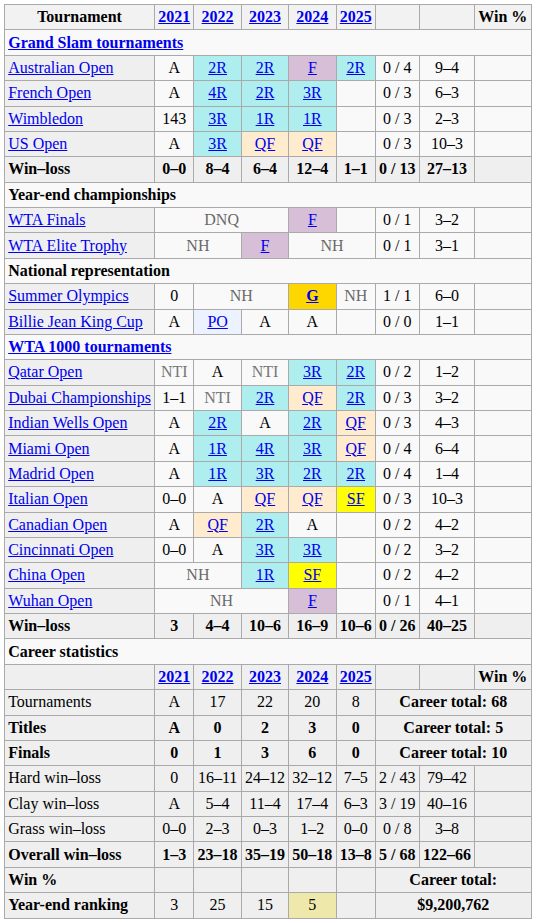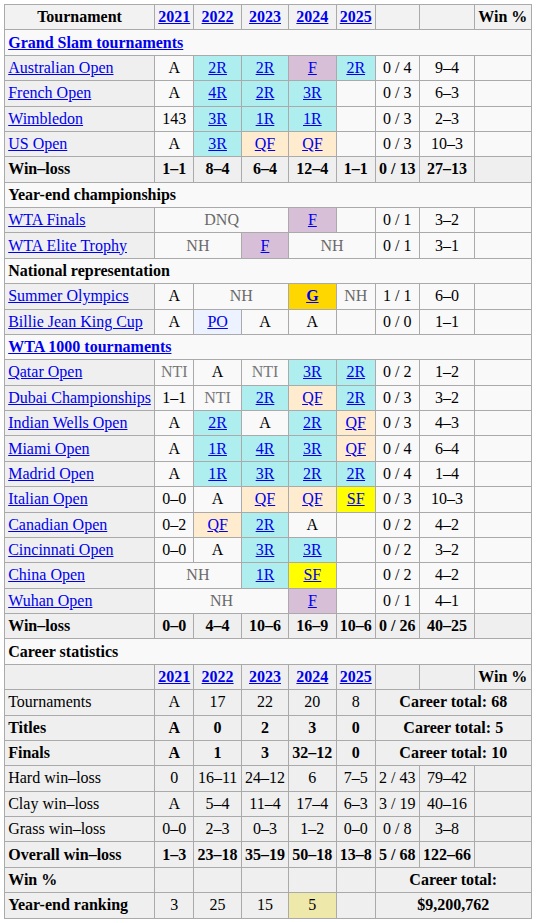(174, 169) 0–0 -> (174, 169) 1–1
(174, 296) 0 -> (174, 296) A
(174, 524) A -> (174, 524) 0–2
(174, 626) 3 -> (174, 626) 0–0
(174, 753) 0 -> (174, 753) A
(312, 753) 6 -> (312, 753) 32–12
(312, 778) 32–12 -> (312, 778) 6
